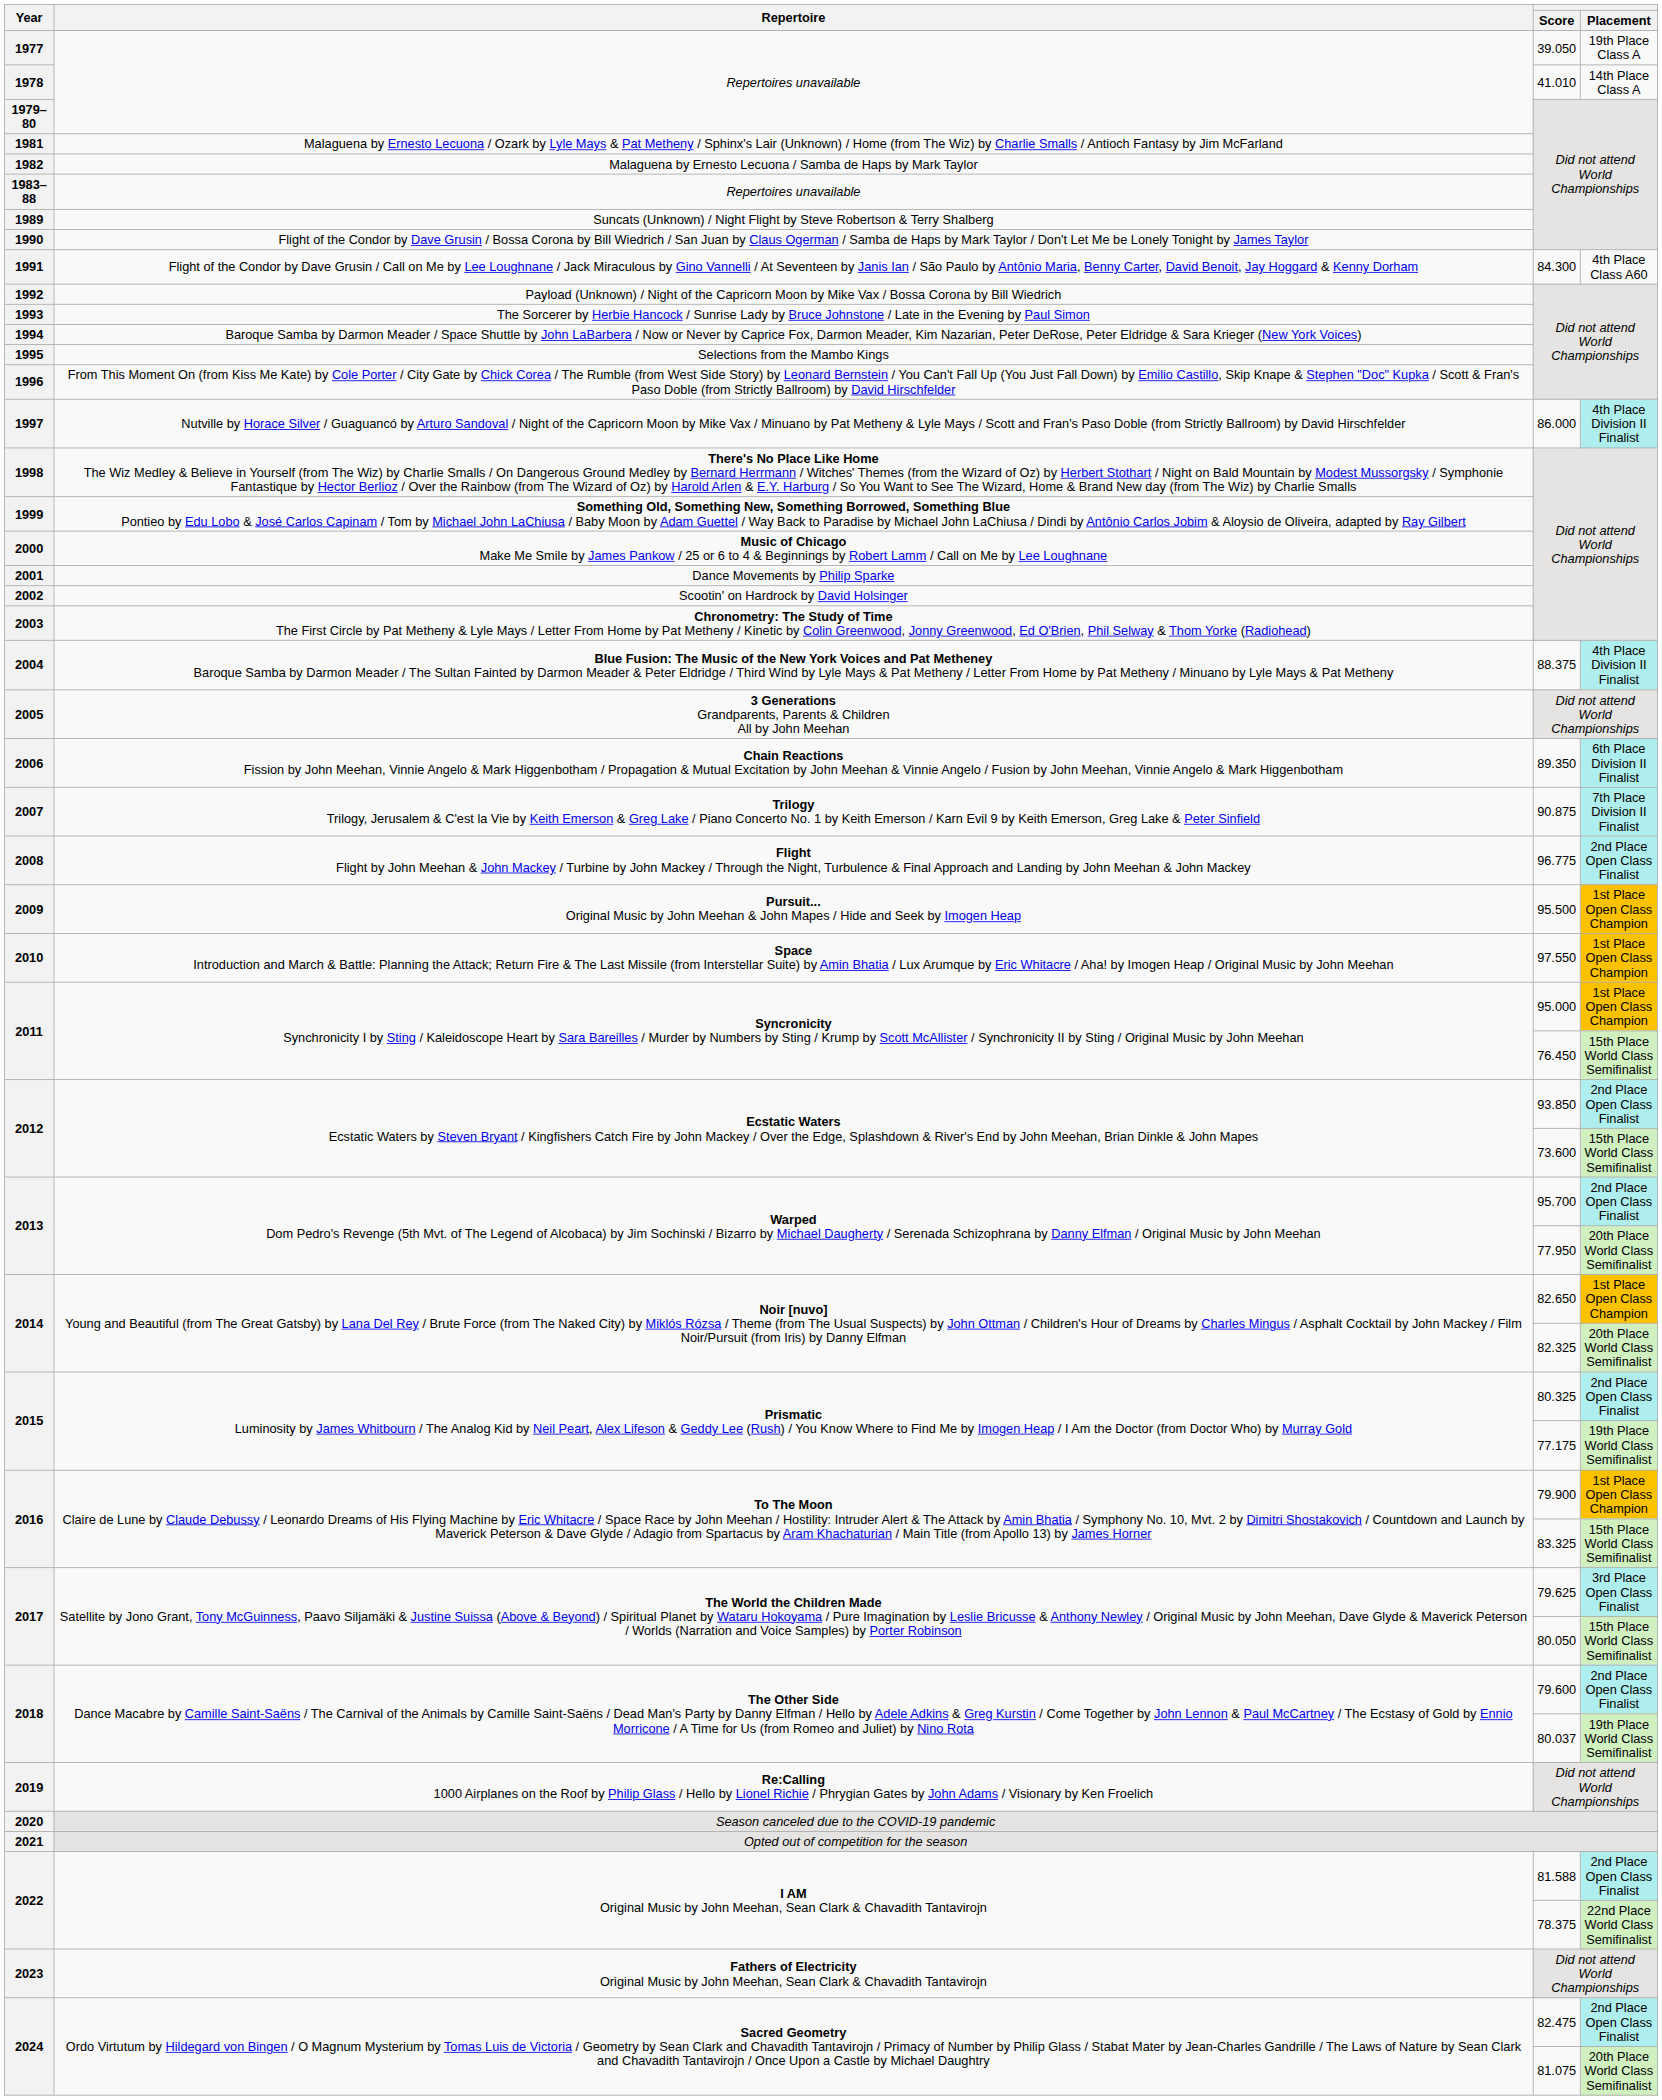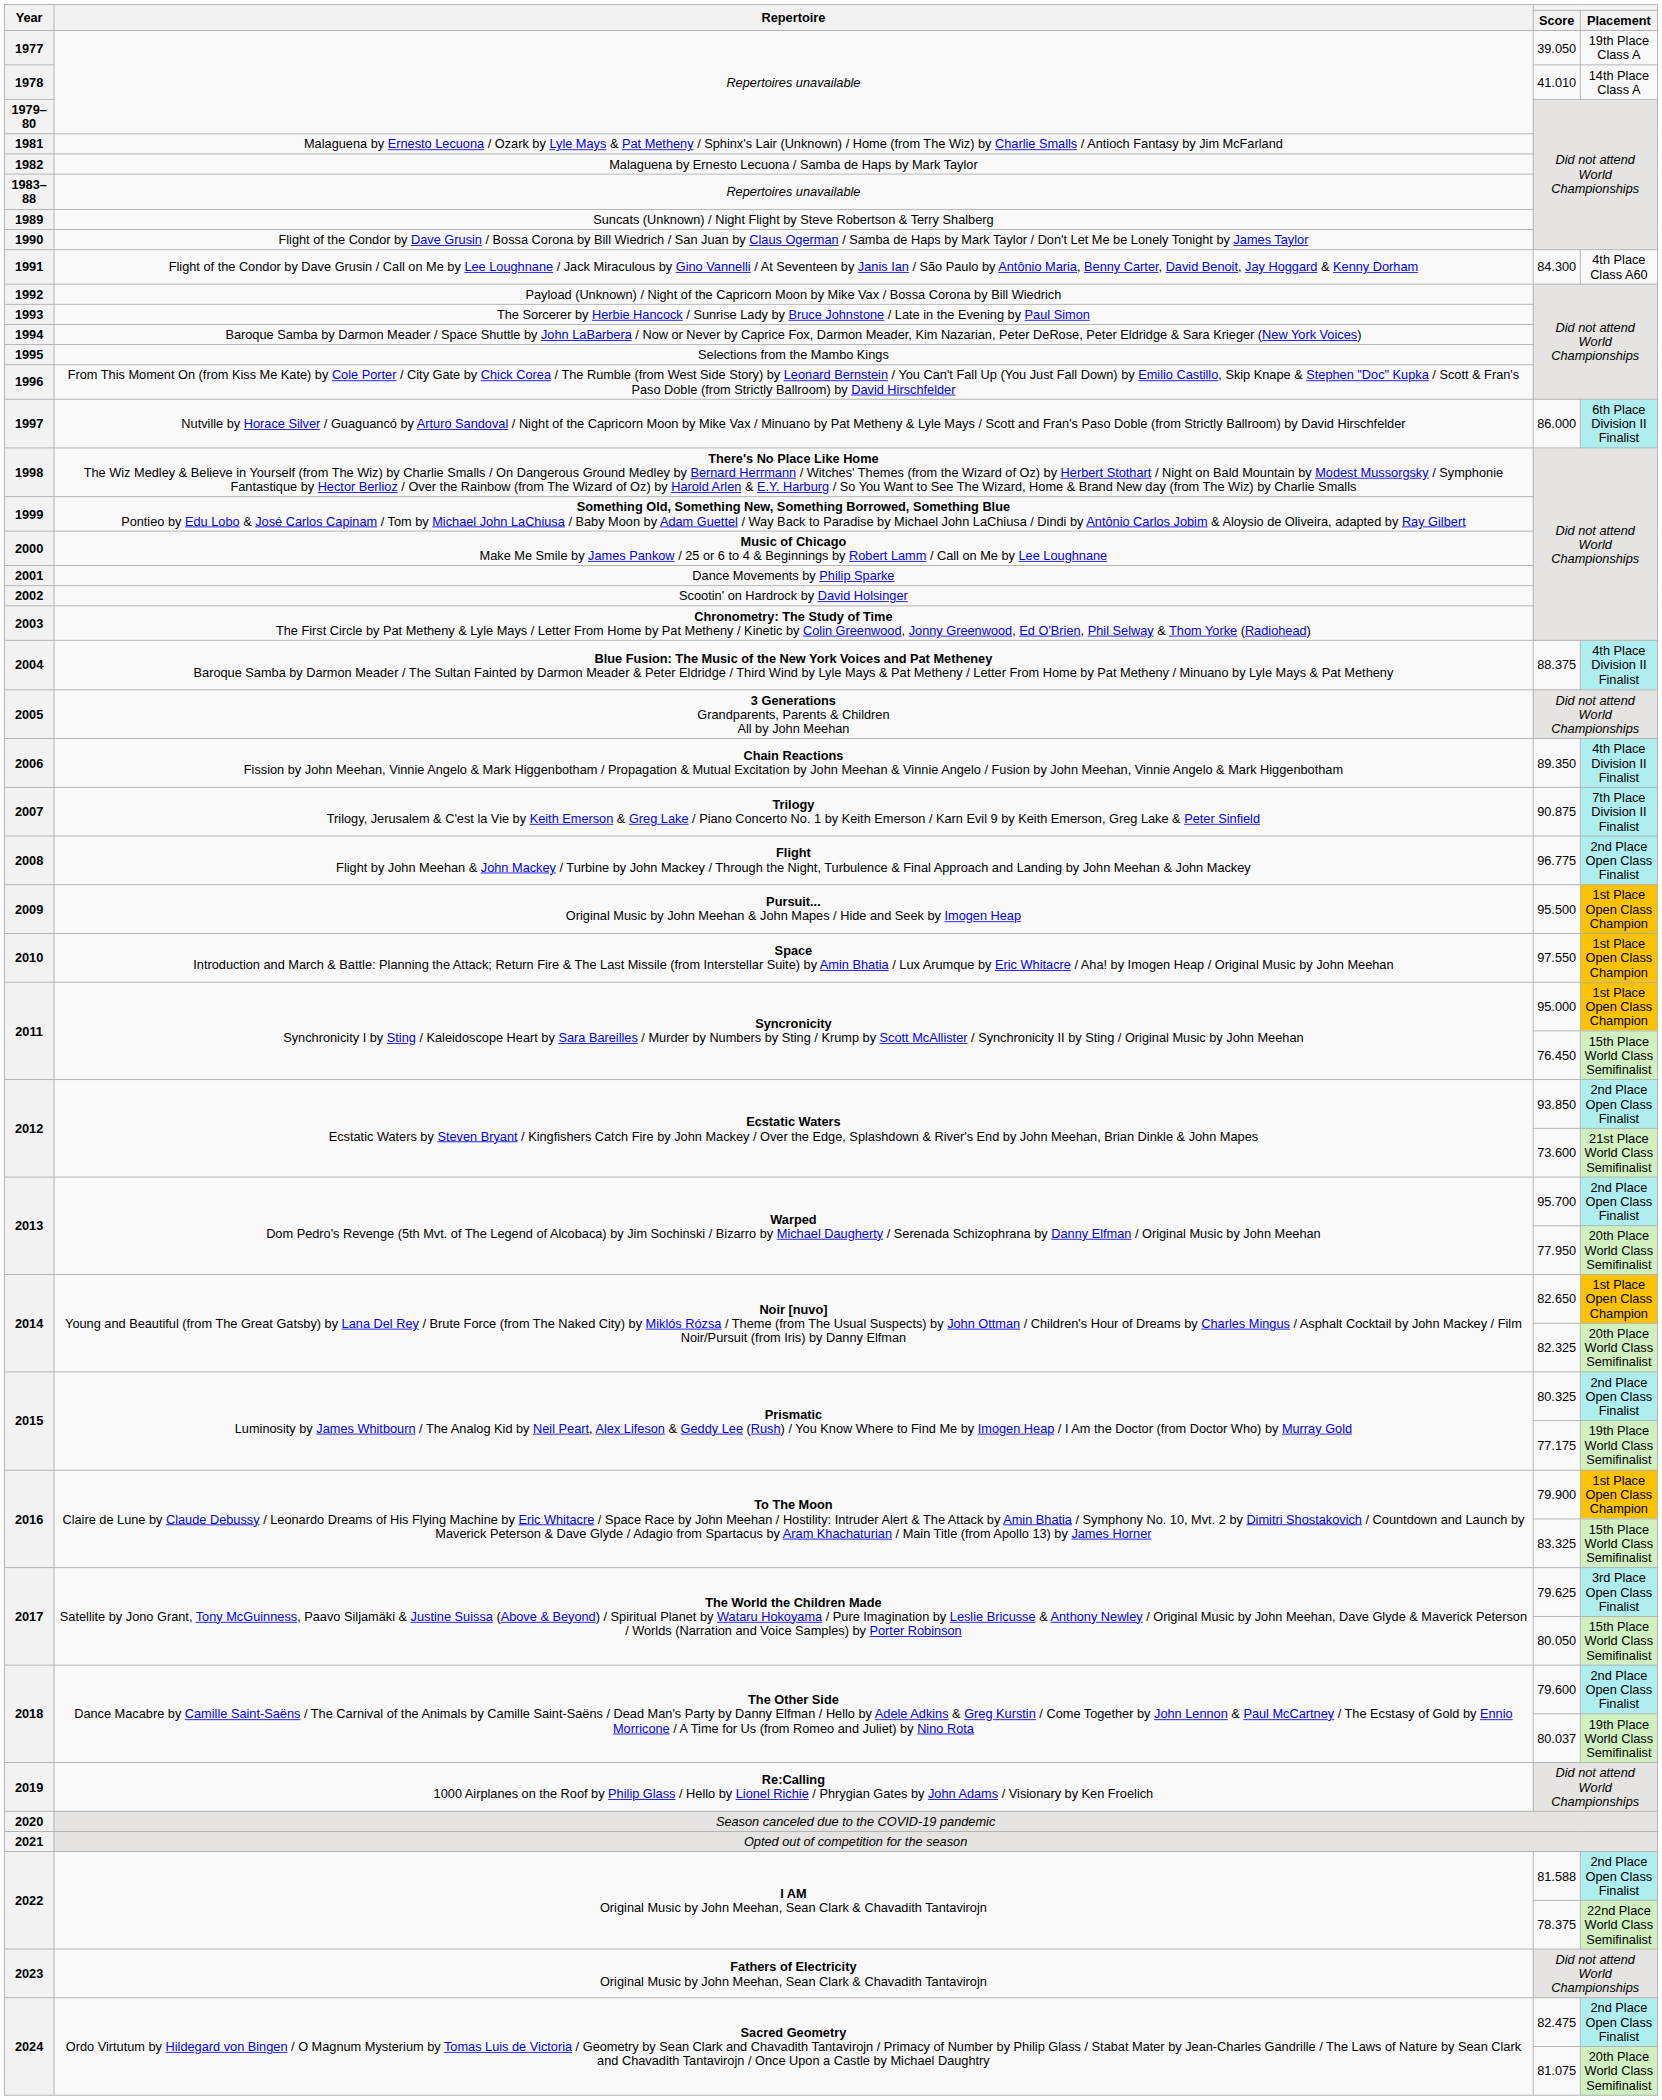(1619, 424) 4th Place Division II Finalist -> (1619, 424) 6th Place Division II Finalist
(1619, 763) 6th Place Division II Finalist -> (1619, 763) 4th Place Division II Finalist
(1619, 1153) 15th Place World Class Semifinalist -> (1619, 1153) 21st Place World Class Semifinalist
